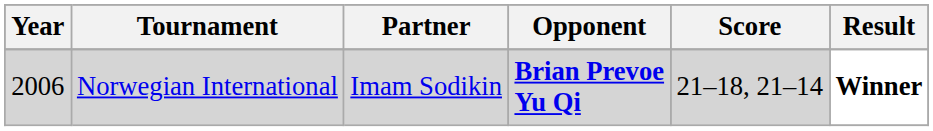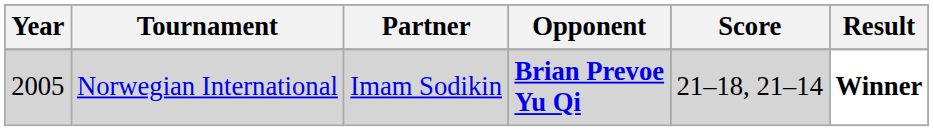(38, 86) 2006 -> (38, 86) 2005
